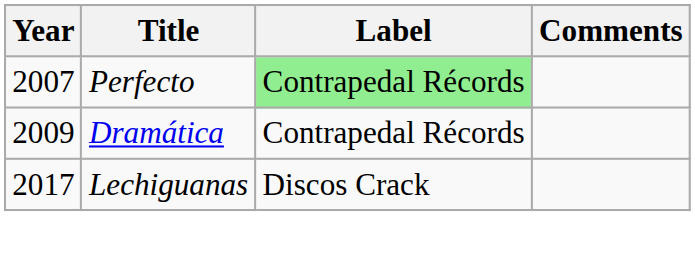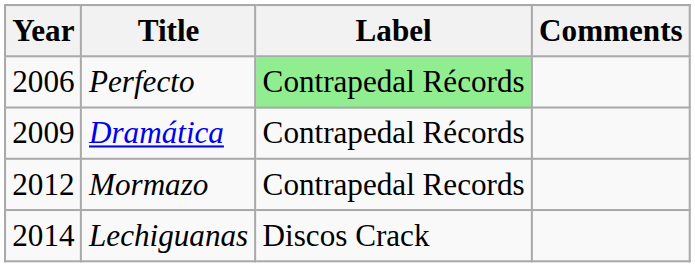(43, 81) 2007 -> (43, 81) 2006
+ row: (149, 184)
(43, 184) 2017 -> (43, 235) 2014
